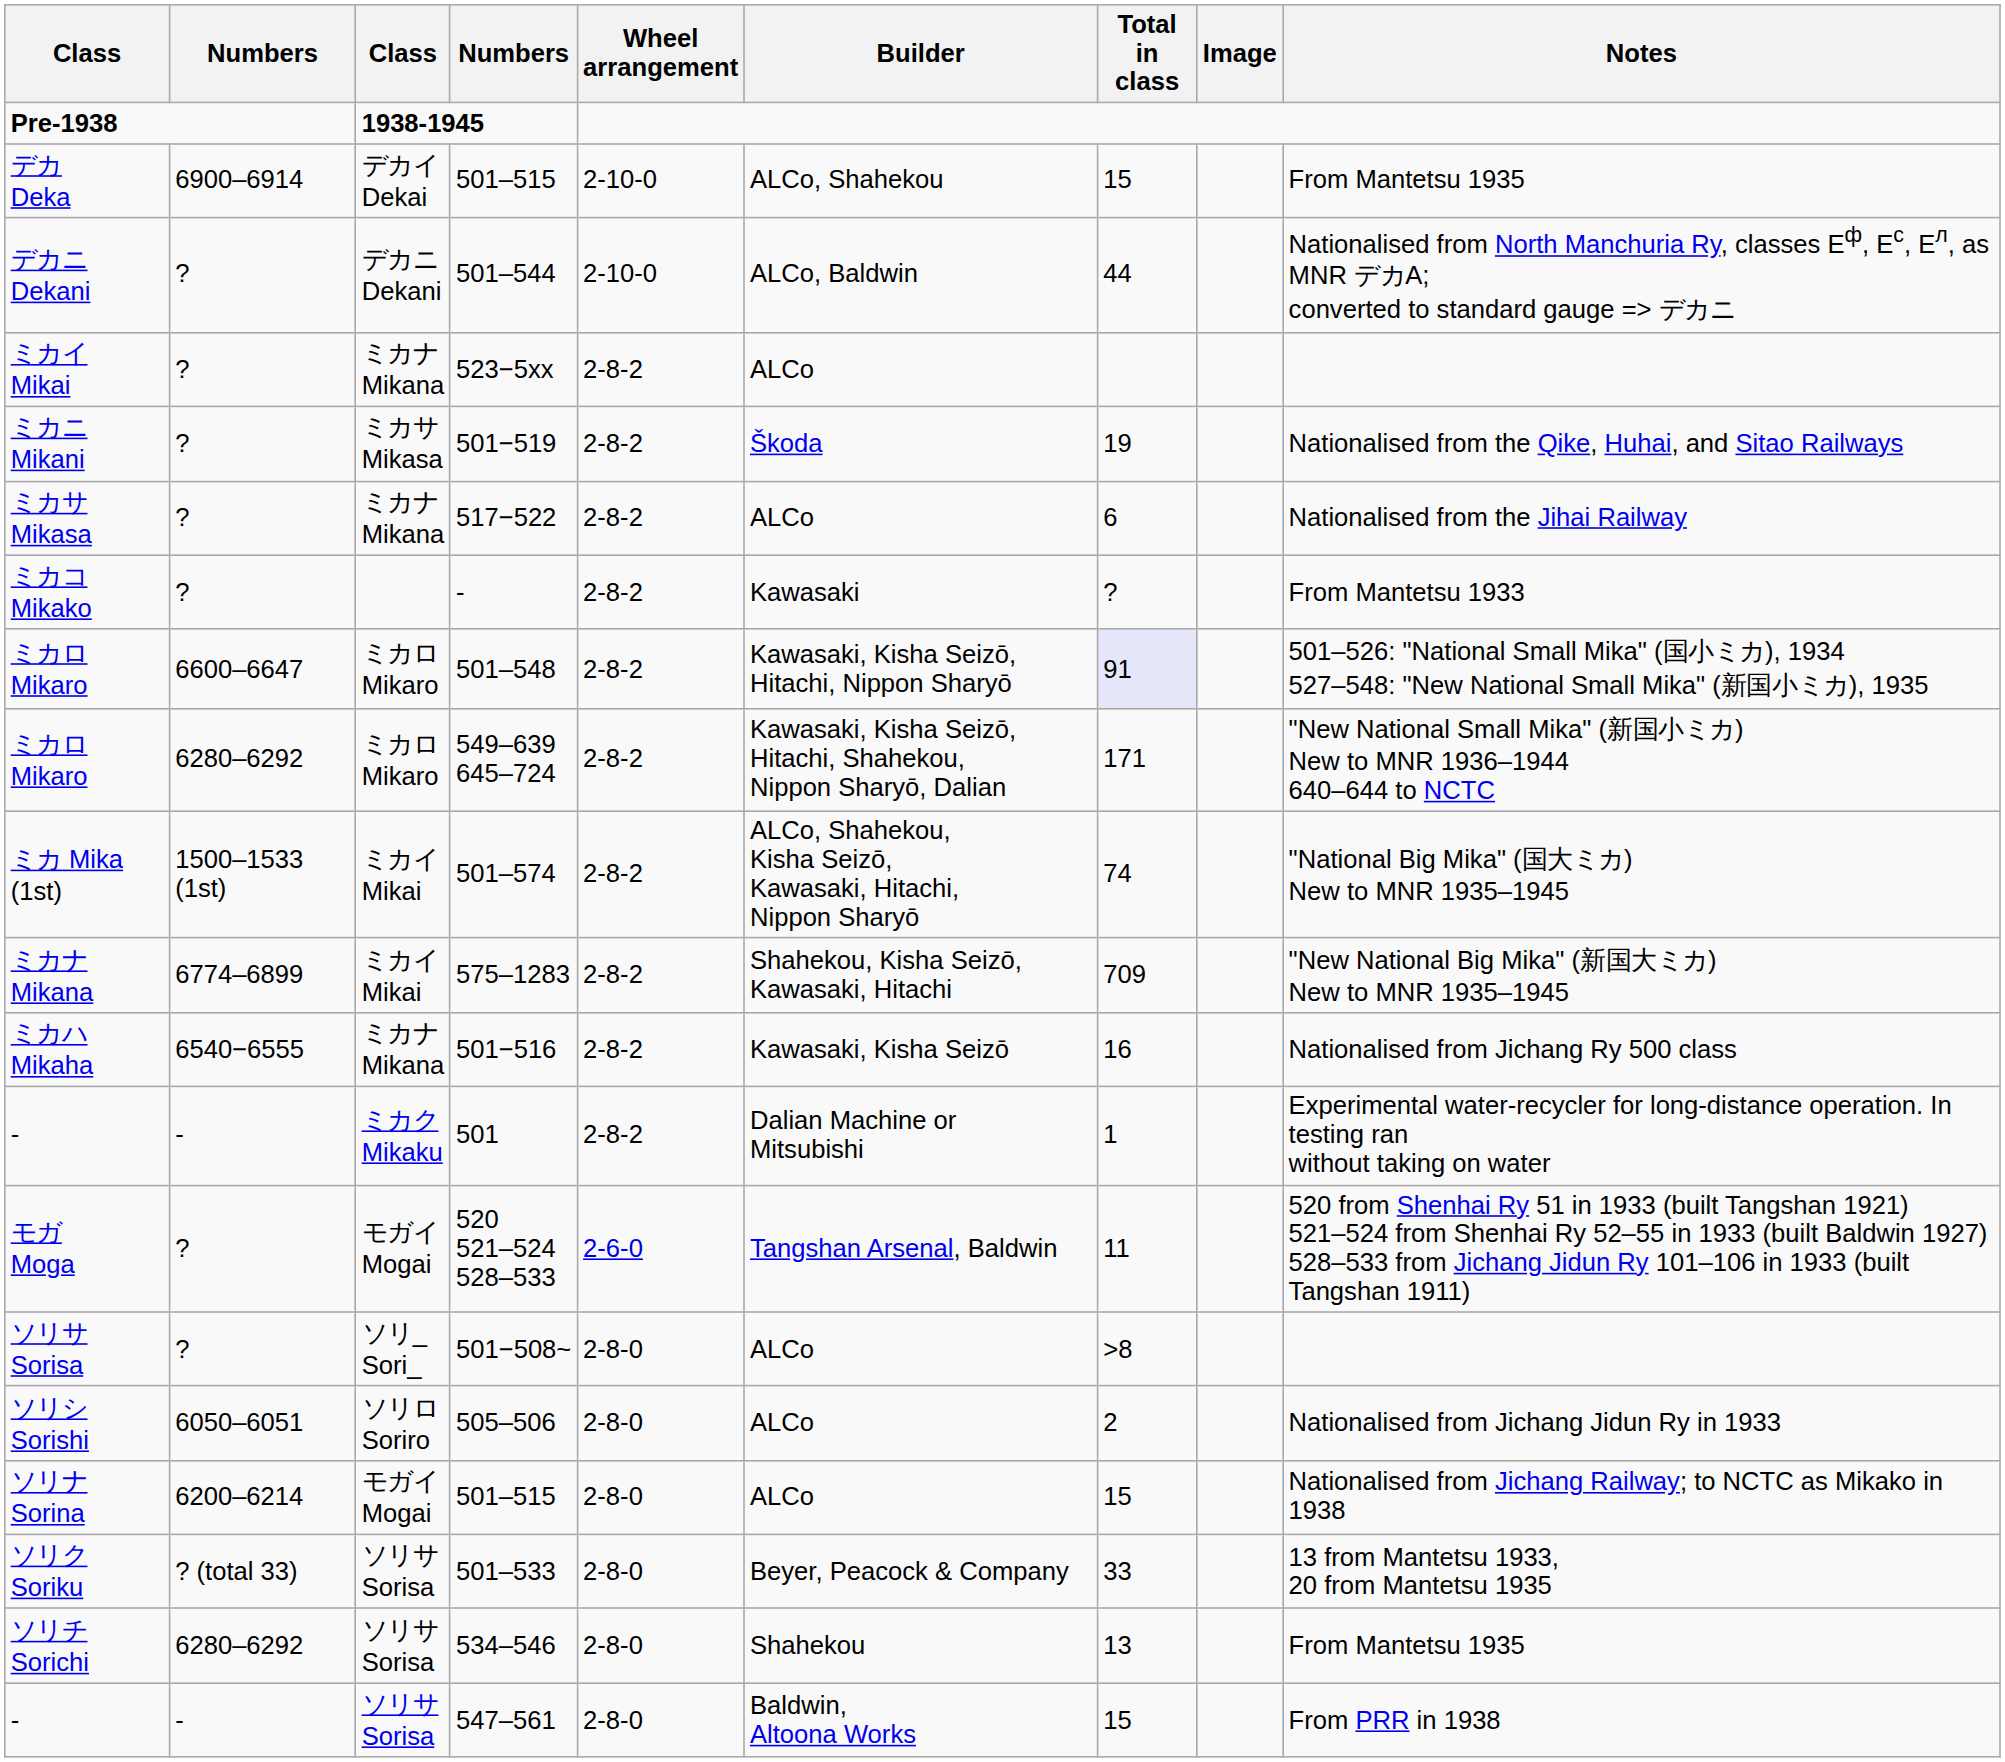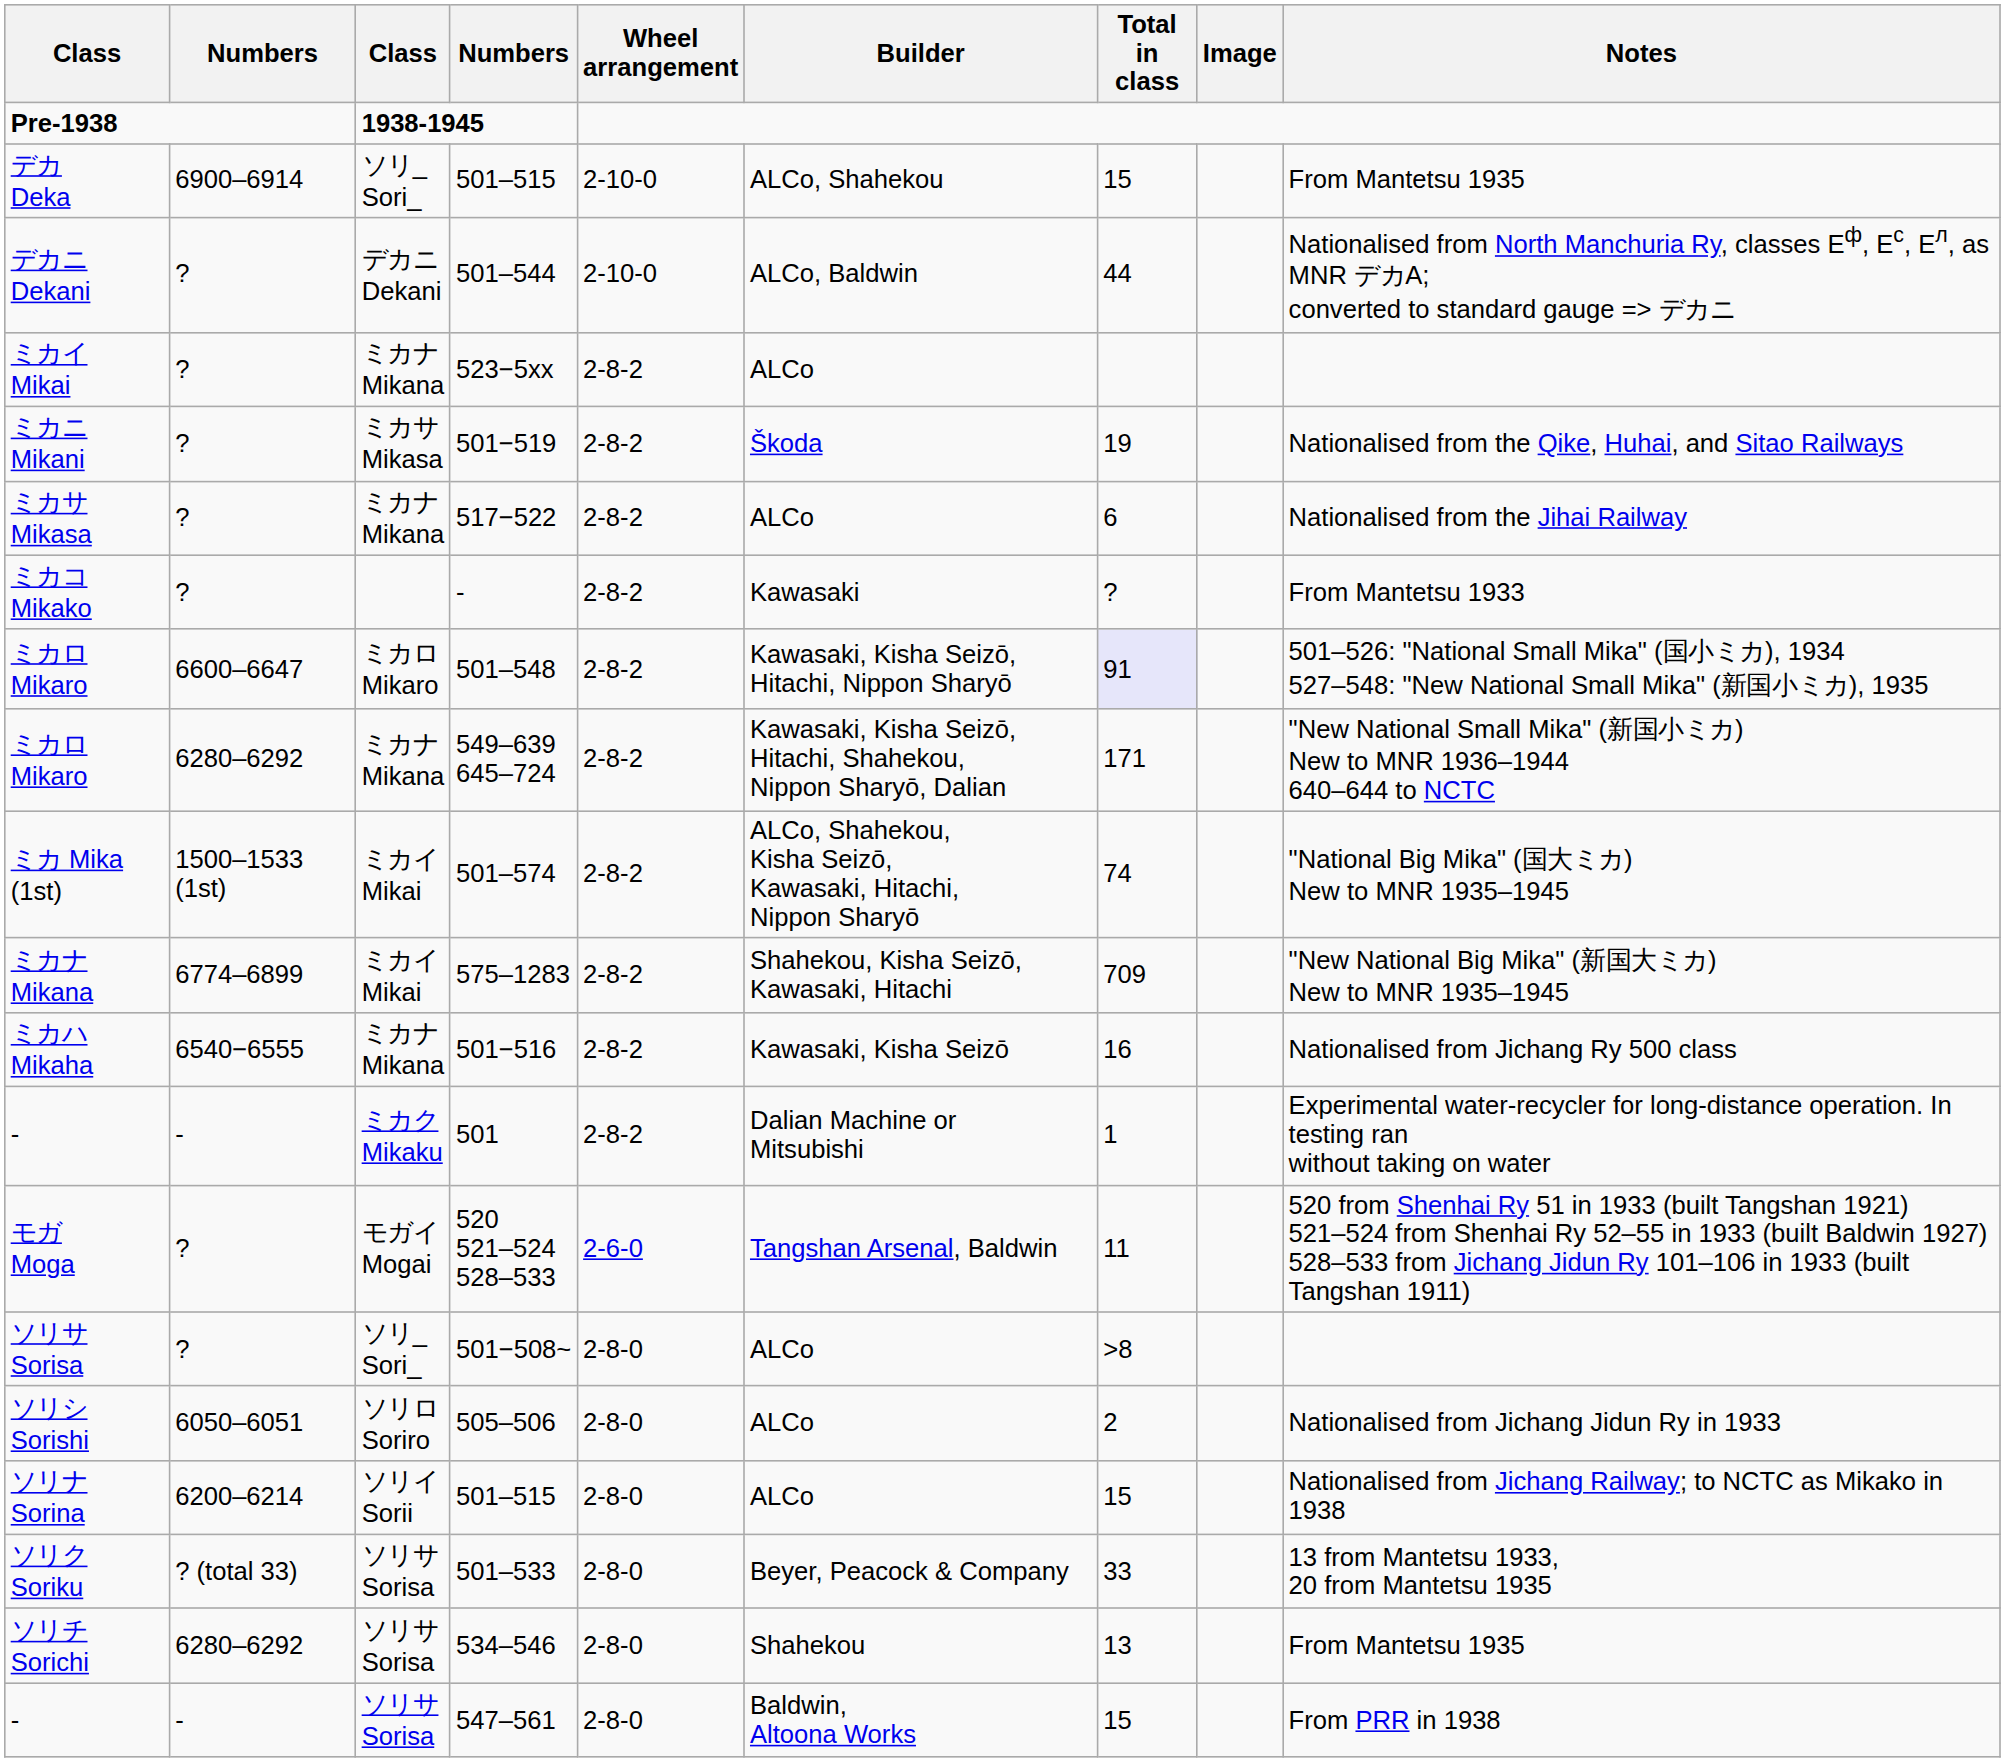(400, 181) デカイ Dekai -> (394, 181) ソリ_ Sori_
(400, 760) ミカロ Mikaro -> (403, 760) ミカナ Mikana
(400, 1497) モガイ Mogai -> (400, 1497) ソリイ Sorii
